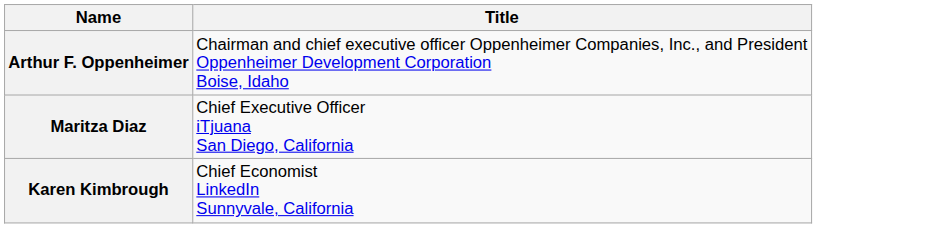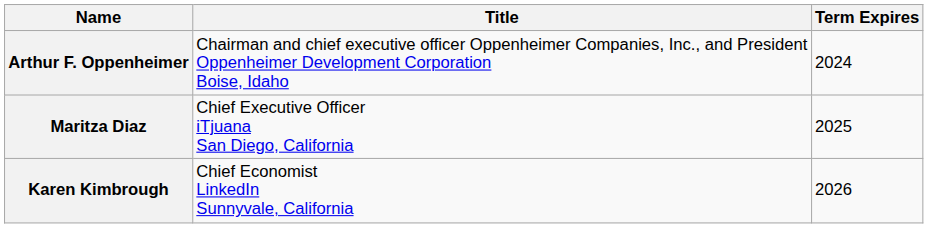+ column: (867, 17)
